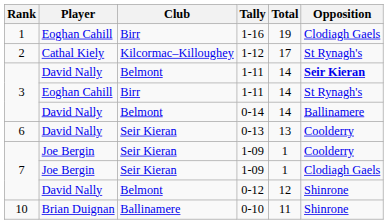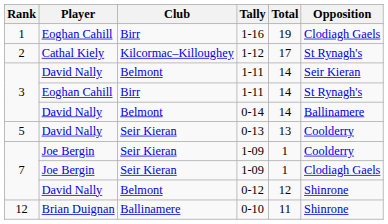(335, 72) bold -> (332, 72) normal
(22, 131) 6 -> (22, 131) 5
(22, 209) 10 -> (22, 209) 12
